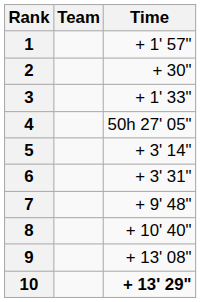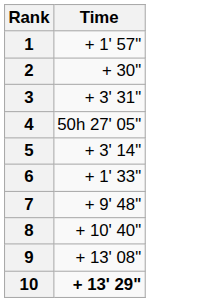- column: (79, 17)
(163, 97) + 1' 33" -> (113, 97) + 3' 31"
(163, 177) + 3' 31" -> (113, 177) + 1' 33"
